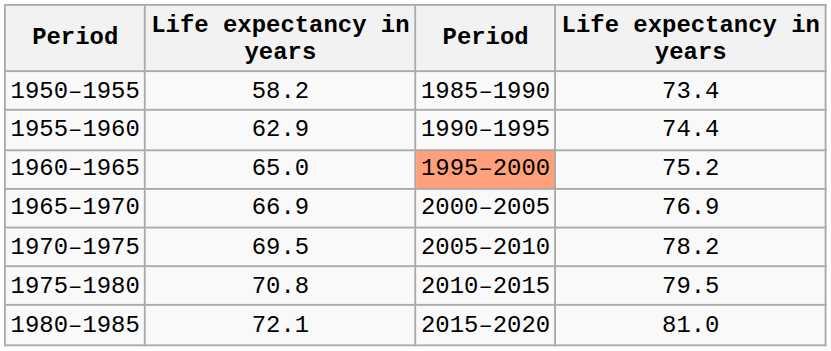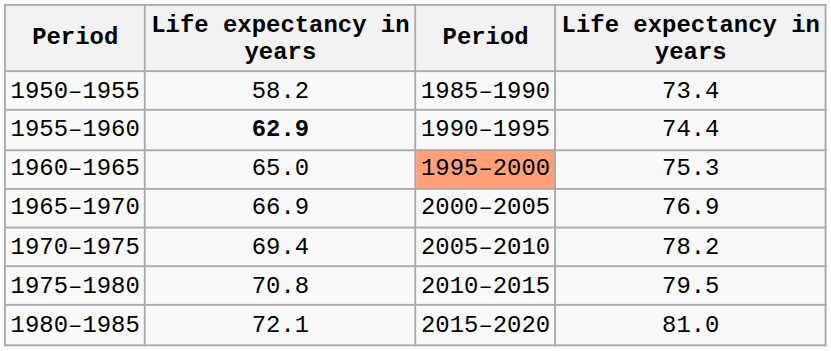(280, 130) normal -> (280, 130) bold
(691, 169) 75.2 -> (691, 169) 75.3
(280, 247) 69.5 -> (280, 247) 69.4
